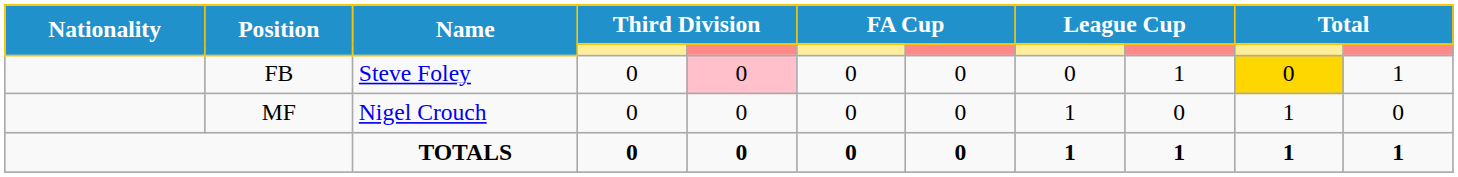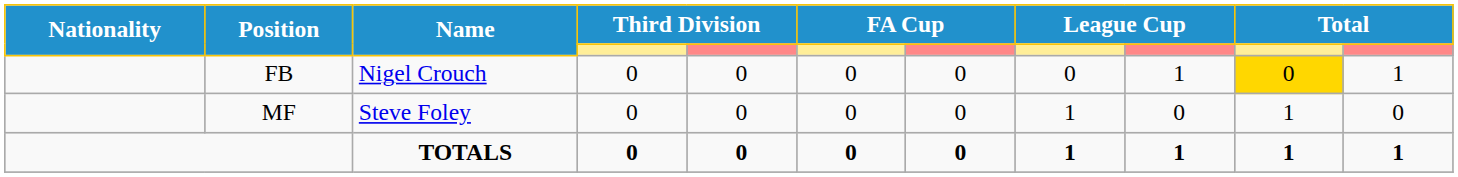(415, 74) Steve Foley -> (423, 74) Nigel Crouch
(741, 74) pink background -> (741, 74) no background
(423, 113) Nigel Crouch -> (415, 113) Steve Foley
